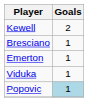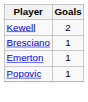- row: (21, 74)
(68, 89) lightblue background -> (68, 74) no background
